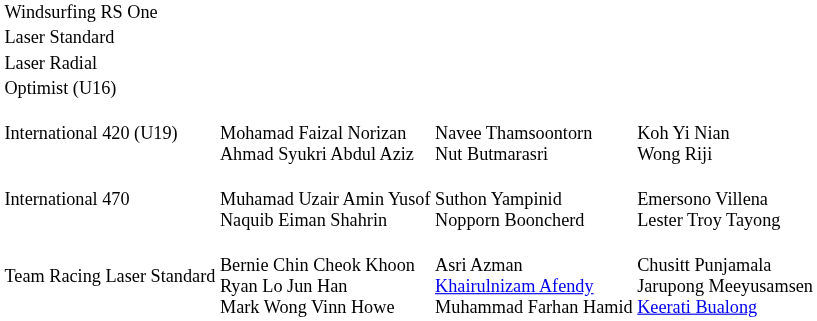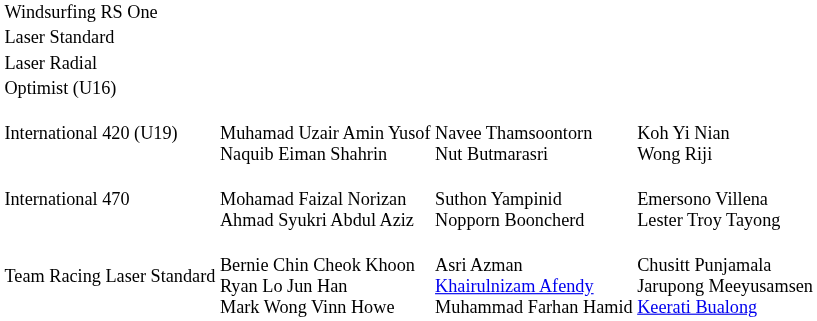(317, 143) Mohamad Faizal Norizan Ahmad Syukri Abdul Aziz -> (325, 143) Muhamad Uzair Amin Yusof Naquib Eiman Shahrin
(325, 209) Muhamad Uzair Amin Yusof Naquib Eiman Shahrin -> (317, 209) Mohamad Faizal Norizan Ahmad Syukri Abdul Aziz
